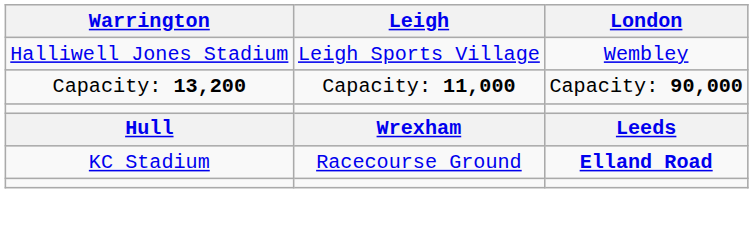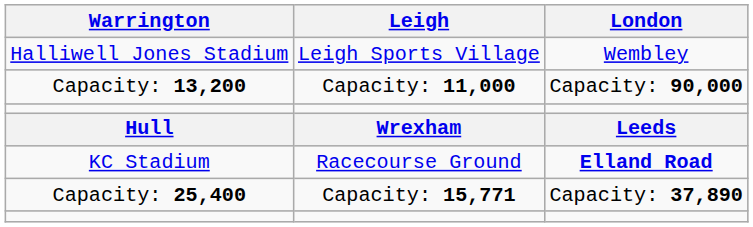+ row: (149, 195)
